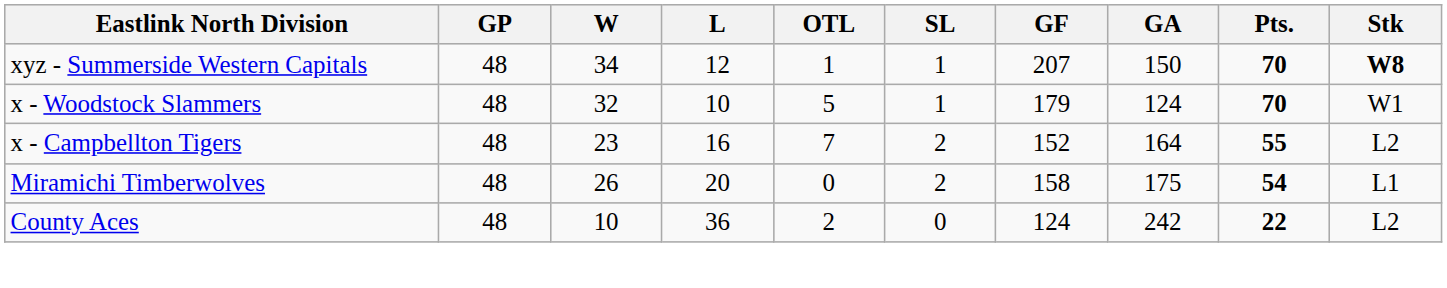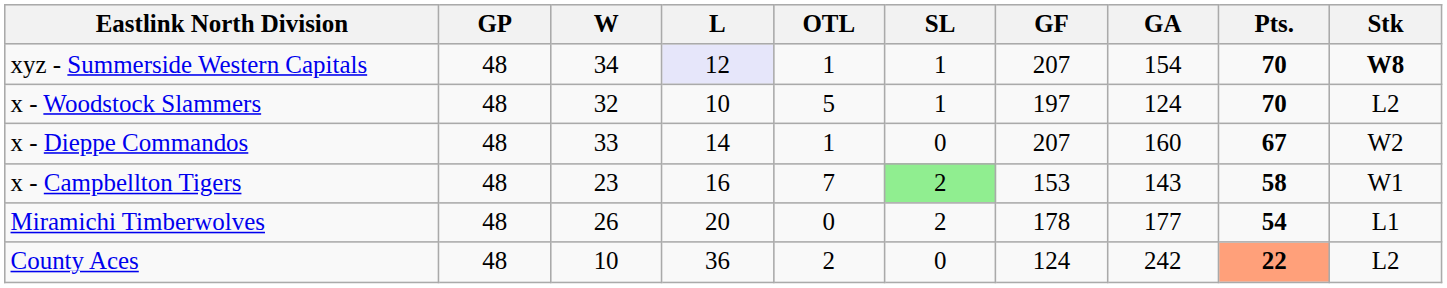(717, 63) no background -> (717, 63) lavender background
(1163, 63) 150 -> (1163, 63) 154
(1051, 103) 179 -> (1051, 103) 197
(1386, 103) W1 -> (1386, 103) L2
+ row: (129, 143)
(940, 143) no background -> (940, 182) lightgreen background
(1051, 143) 152 -> (1051, 182) 153
(1163, 143) 164 -> (1163, 182) 143
(1274, 143) 55 -> (1274, 182) 58
(1386, 143) L2 -> (1386, 182) W1
(1051, 182) 158 -> (1051, 222) 178
(1163, 182) 175 -> (1163, 222) 177
(1274, 222) no background -> (1274, 261) lightsalmon background
